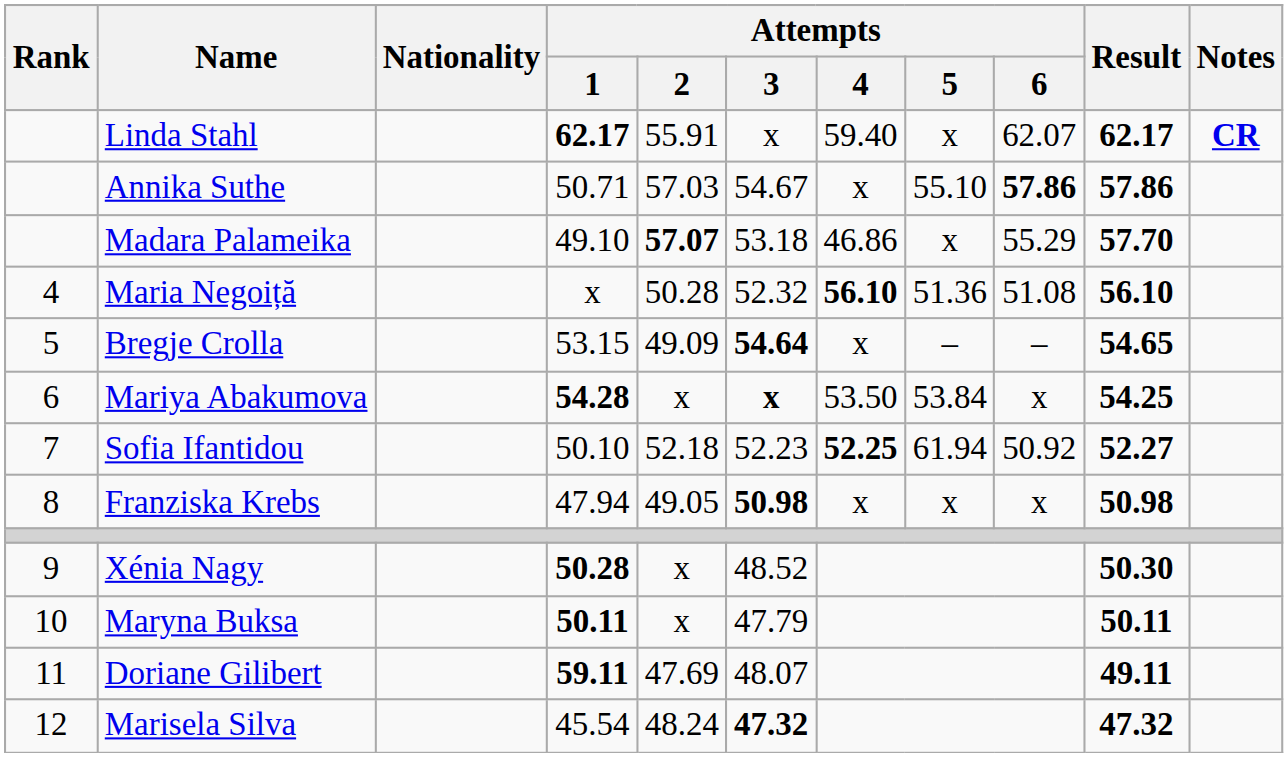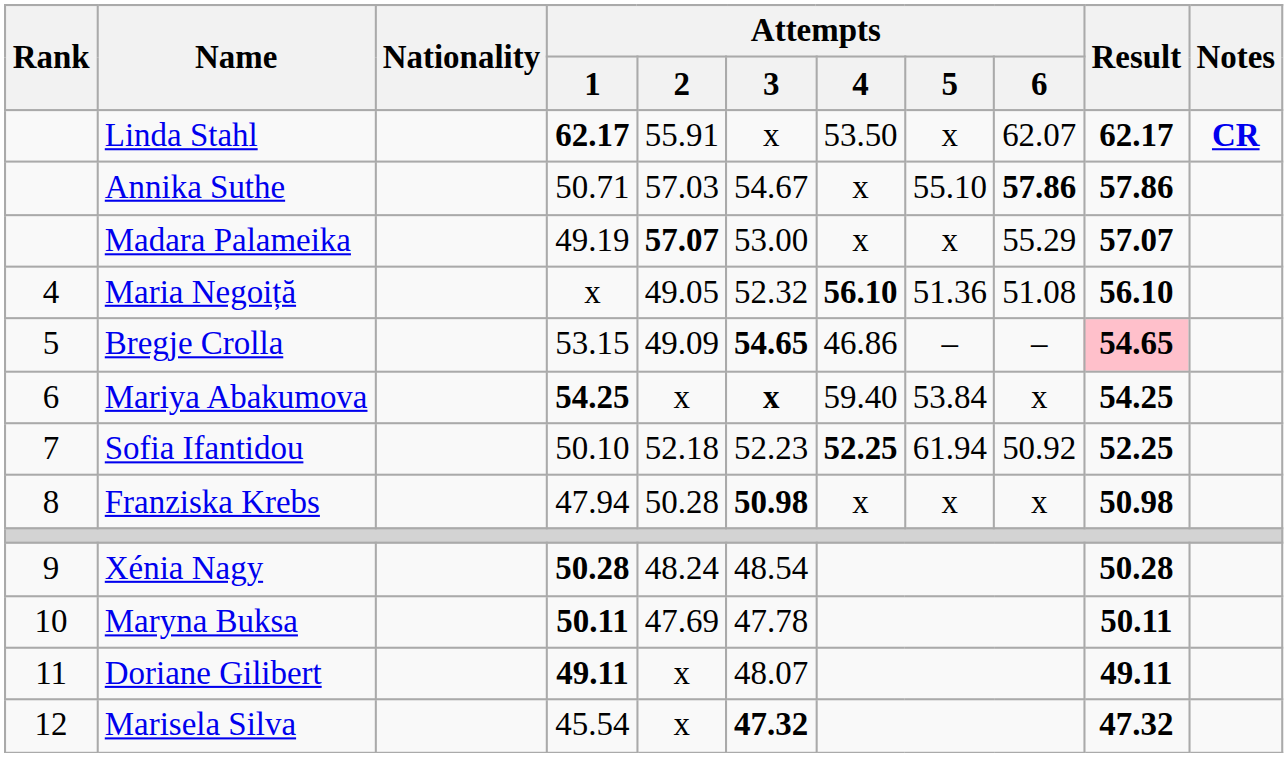(861, 135) 59.40 -> (861, 135) 53.50
(592, 239) 49.10 -> (592, 239) 49.19
(771, 239) 53.18 -> (771, 239) 53.00
(861, 239) 46.86 -> (861, 239) x
(1136, 239) 57.70 -> (1136, 239) 57.07
(682, 291) 50.28 -> (682, 291) 49.05
(771, 344) 54.64 -> (771, 344) 54.65
(861, 344) x -> (861, 344) 46.86
(1136, 344) no background -> (1136, 344) pink background
(592, 396) 54.28 -> (592, 396) 54.25
(861, 396) 53.50 -> (861, 396) 59.40
(1136, 448) 52.27 -> (1136, 448) 52.25
(682, 501) 49.05 -> (682, 501) 50.28
(682, 568) x -> (682, 568) 48.24
(771, 568) 48.52 -> (771, 568) 48.54
(1136, 568) 50.30 -> (1136, 568) 50.28
(682, 620) x -> (682, 620) 47.69
(771, 620) 47.79 -> (771, 620) 47.78
(592, 673) 59.11 -> (592, 673) 49.11
(682, 673) 47.69 -> (682, 673) x
(682, 725) 48.24 -> (682, 725) x
